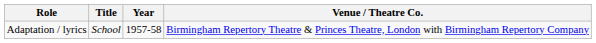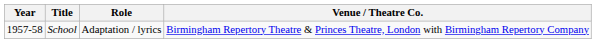columns swapped: (144, 13) <-> (47, 13)
